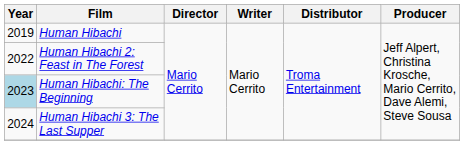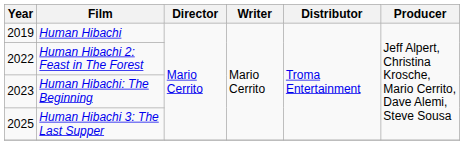(20, 91) lightblue background -> (20, 91) no background
(20, 123) 2024 -> (20, 123) 2025
